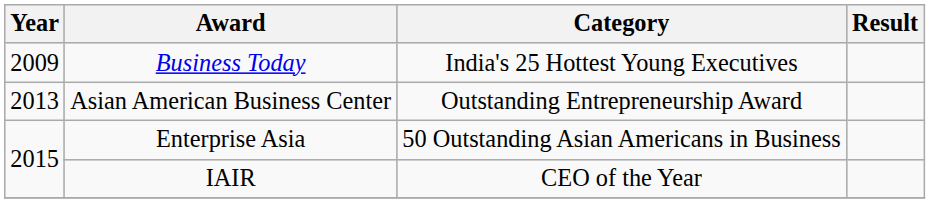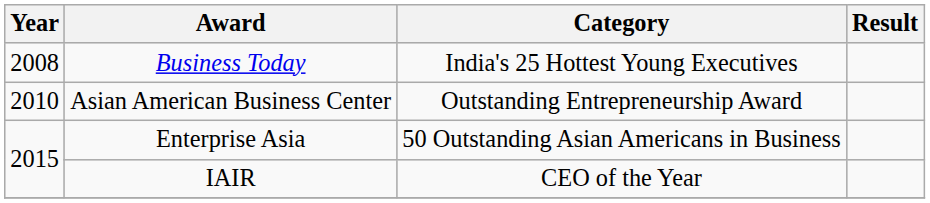(35, 62) 2009 -> (35, 62) 2008
(35, 100) 2013 -> (35, 100) 2010
